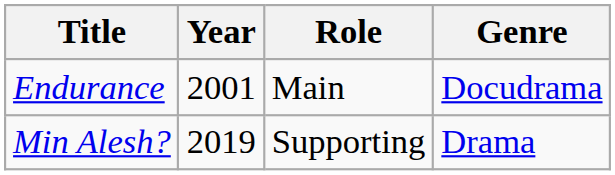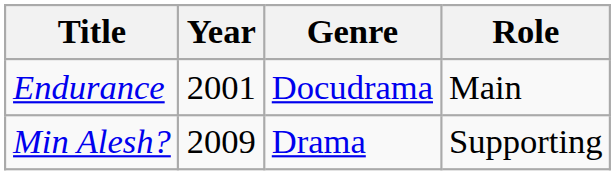columns swapped: (522, 31) <-> (349, 31)
(221, 141) 2019 -> (221, 141) 2009
